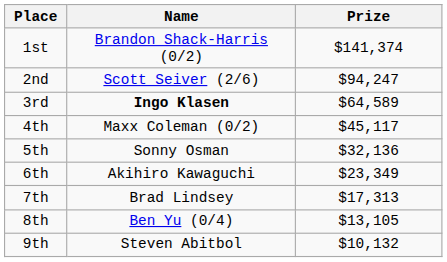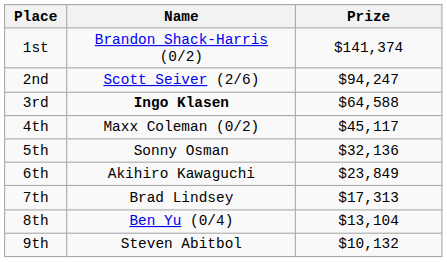(369, 104) $64,589 -> (369, 104) $64,588
(369, 174) $23,349 -> (369, 174) $23,849
(369, 221) $13,105 -> (369, 221) $13,104
